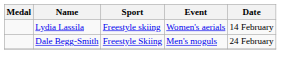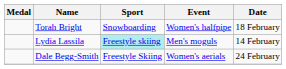+ row: (59, 27)
(132, 27) no background -> (132, 42) paleturquoise background
(196, 27) Women's aerials -> (192, 42) Men's moguls
(192, 42) Men's moguls -> (196, 57) Women's aerials
